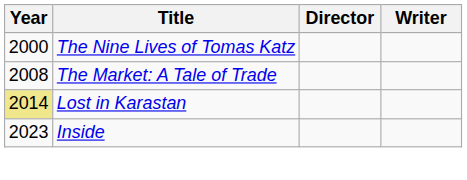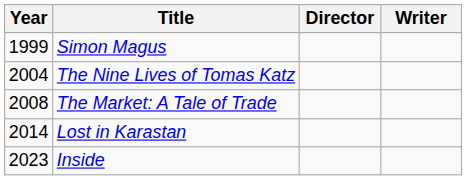+ row: (112, 47)
(29, 47) 2000 -> (29, 75) 2004
(29, 103) khaki background -> (29, 132) no background
